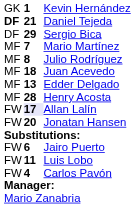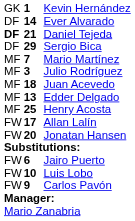+ row: (79, 21)
(27, 59) 8 -> (27, 72) 3
(30, 97) 28 -> (30, 109) 25
(30, 109) lavender background -> (30, 122) no background
(30, 160) 11 -> (30, 173) 10
(27, 173) 4 -> (27, 185) 9
